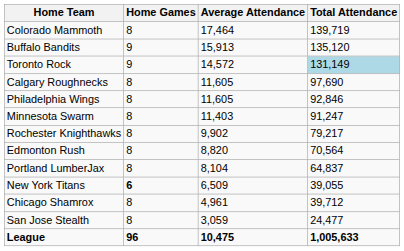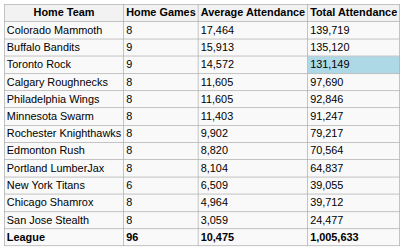(129, 185) bold -> (129, 185) normal
(214, 202) 4,961 -> (214, 202) 4,964
